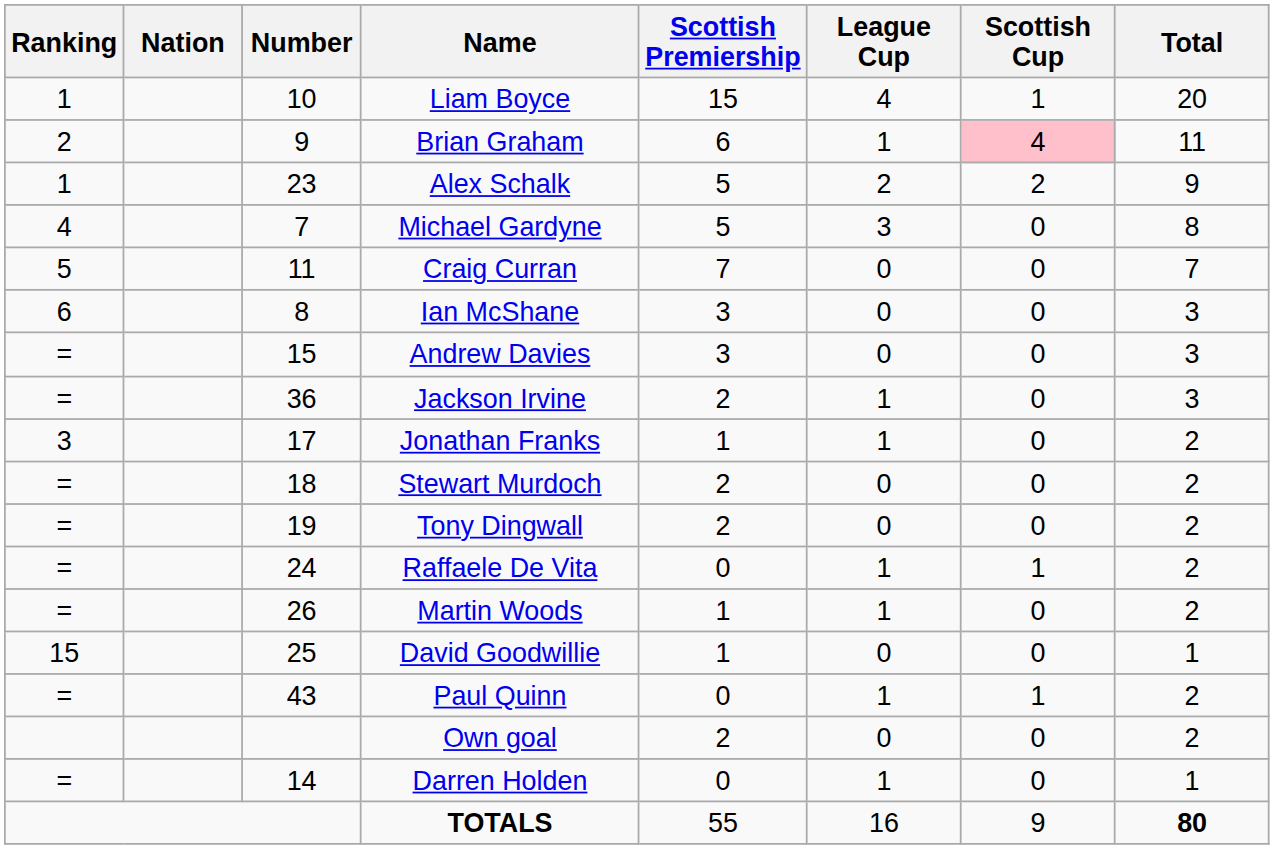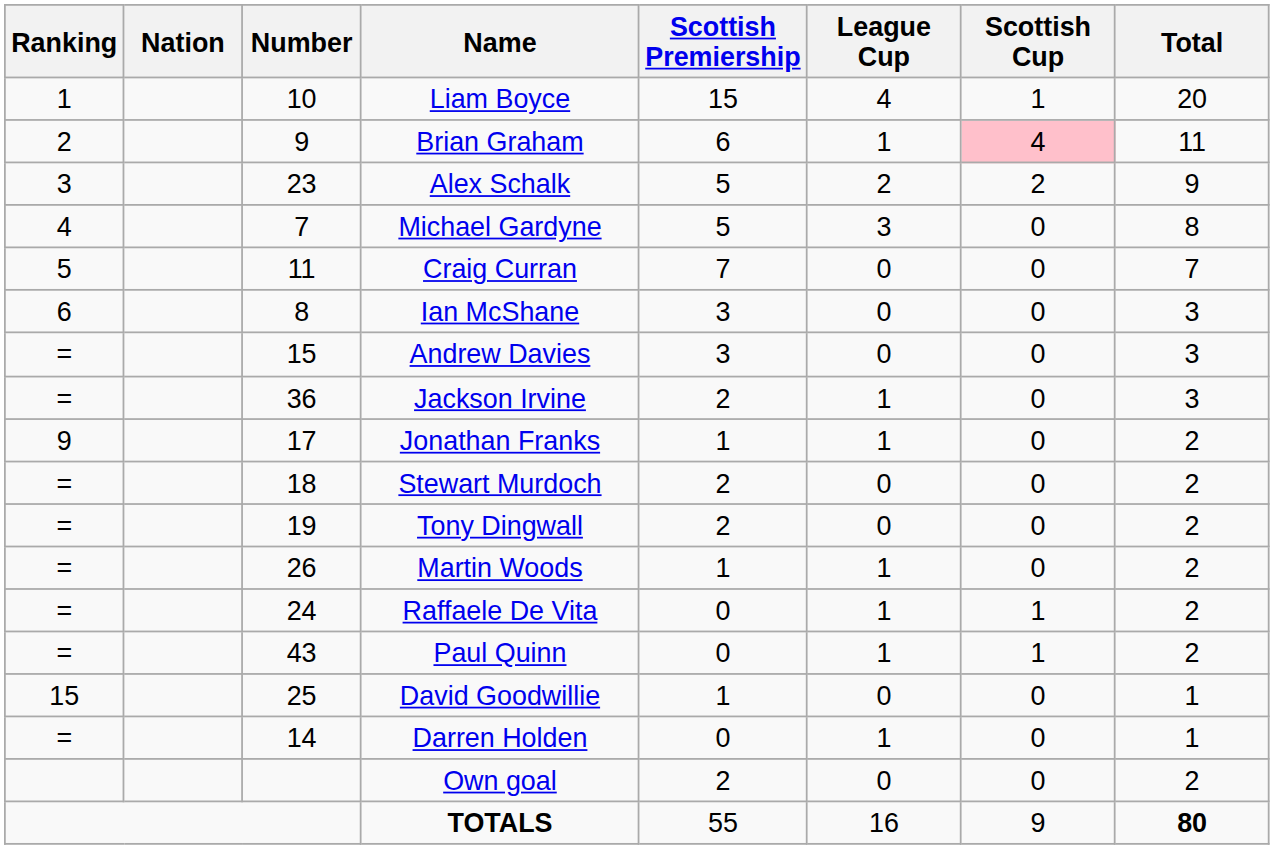(64, 184) 1 -> (64, 184) 3
(64, 440) 3 -> (64, 440) 9
rows swapped: (500, 568) <-> (500, 610)
rows swapped: (500, 695) <-> (500, 653)
rows swapped: (500, 780) <-> (500, 738)
